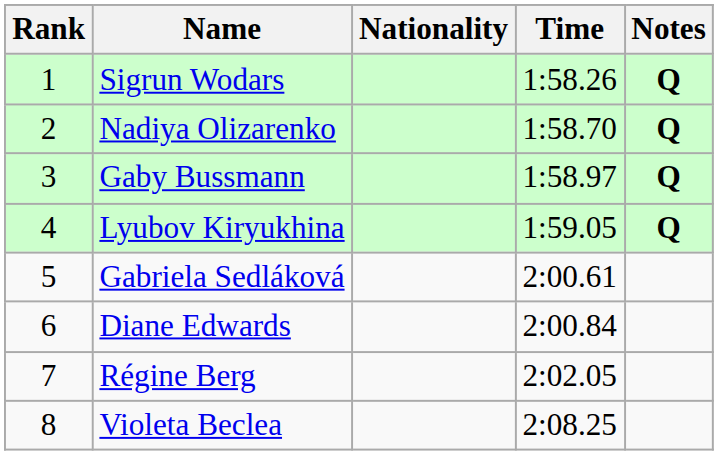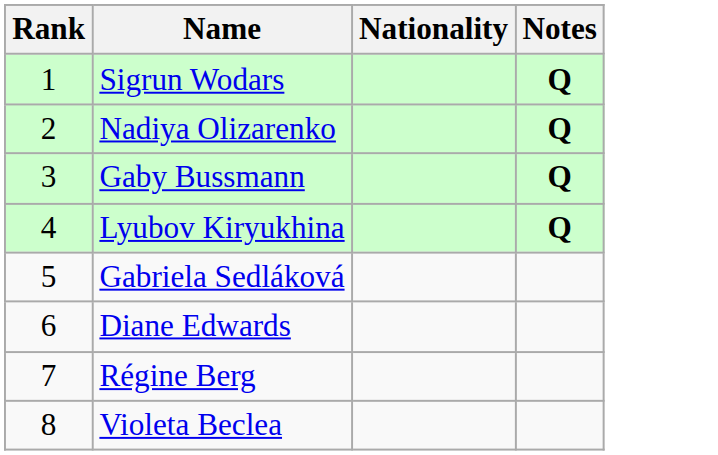- column: (570, 29)
